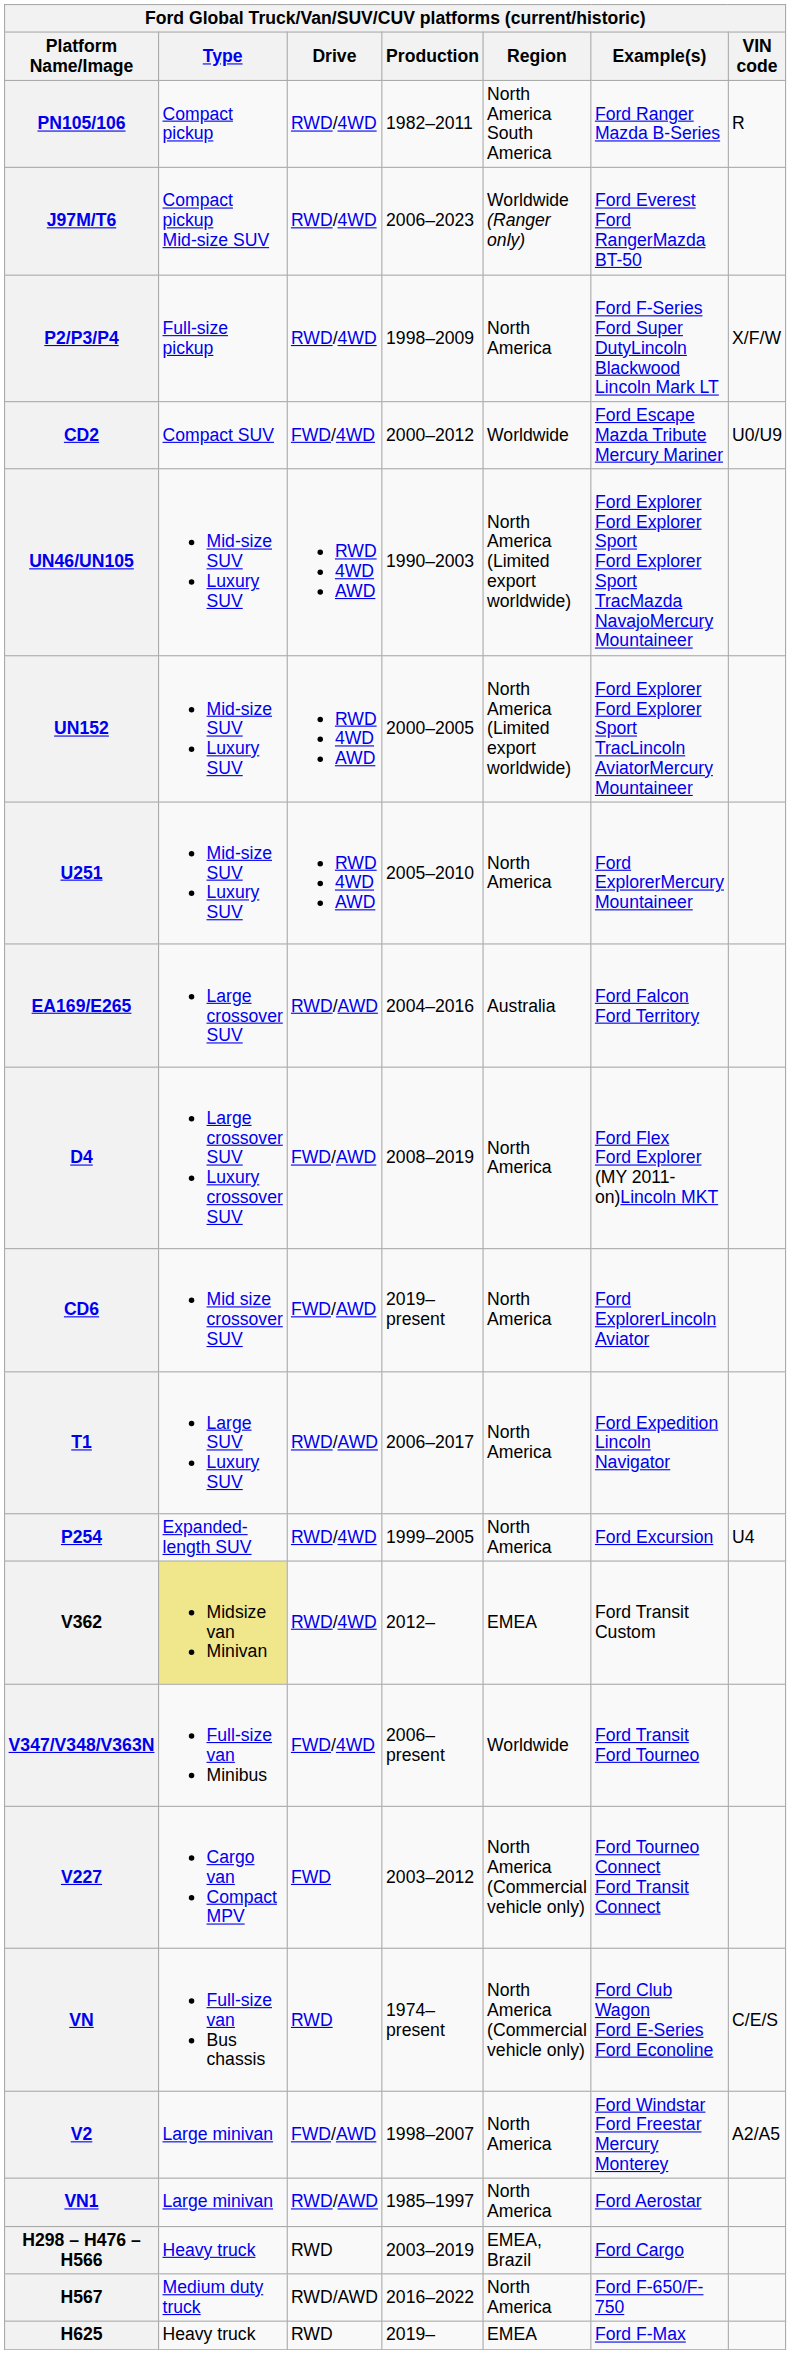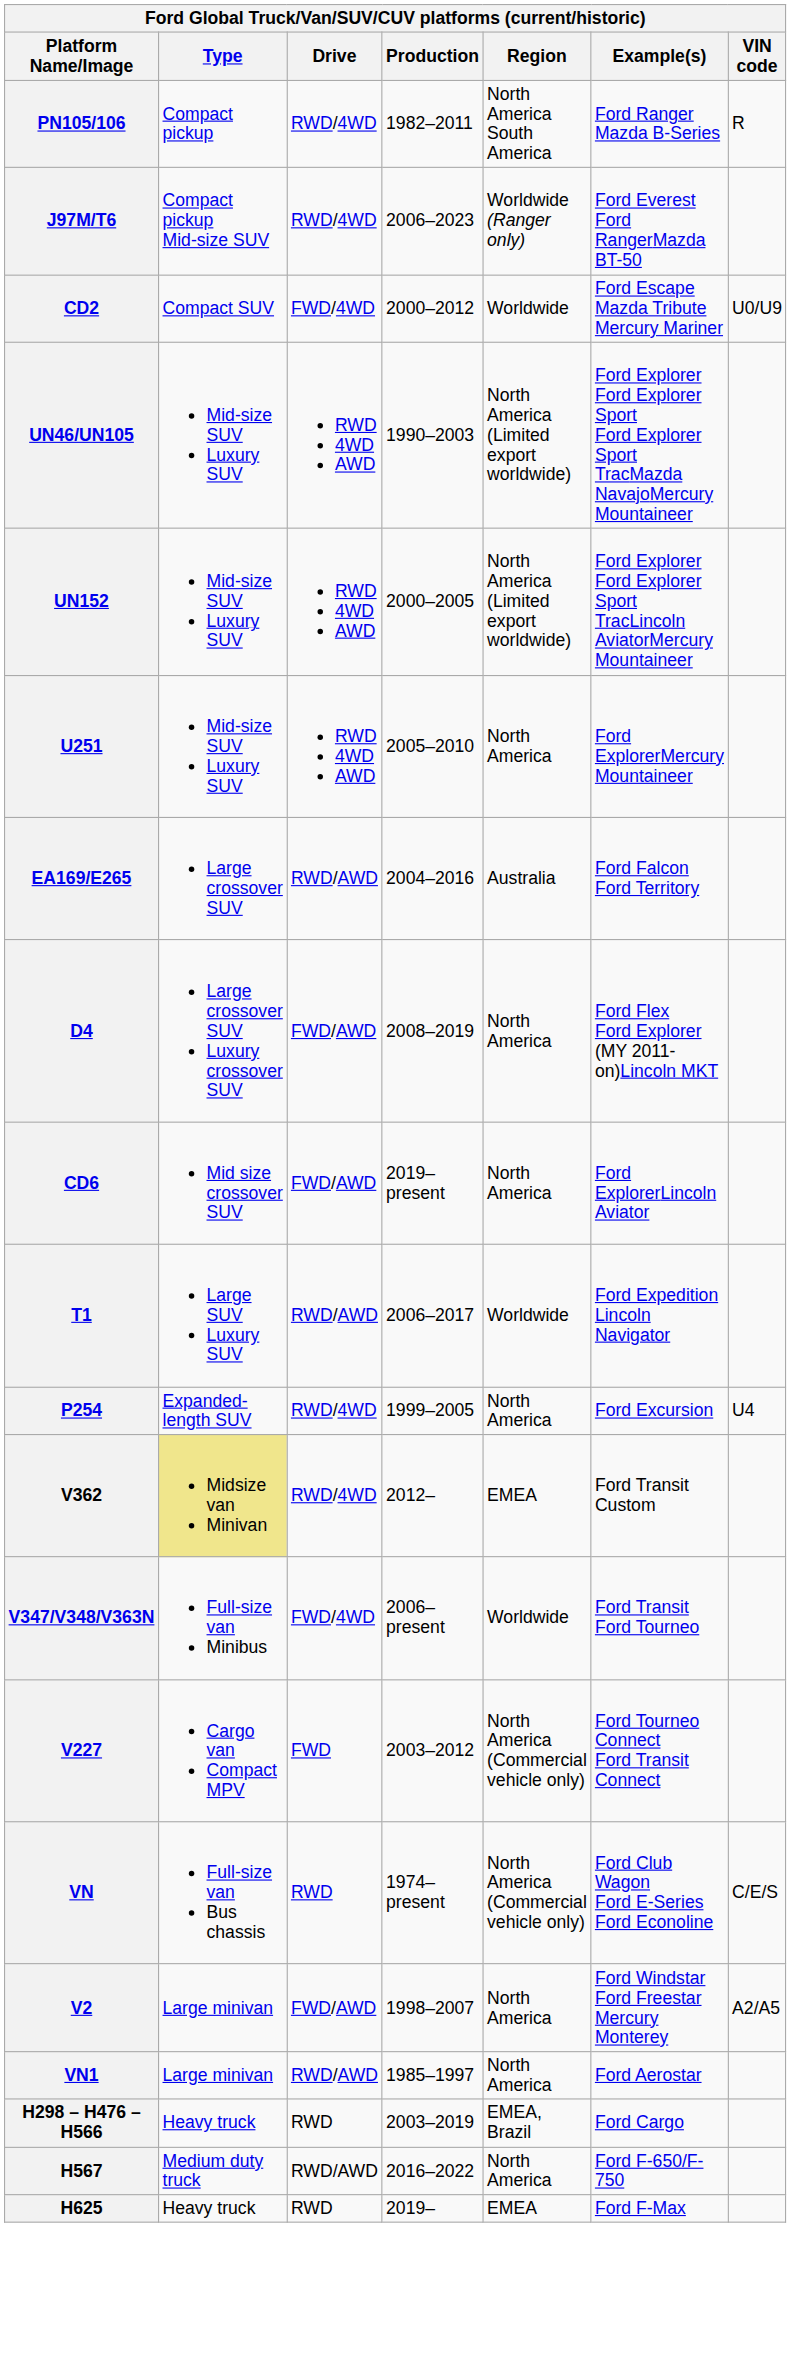- row: (82, 338)
(519, 1442) North America -> (528, 1315) Worldwide
